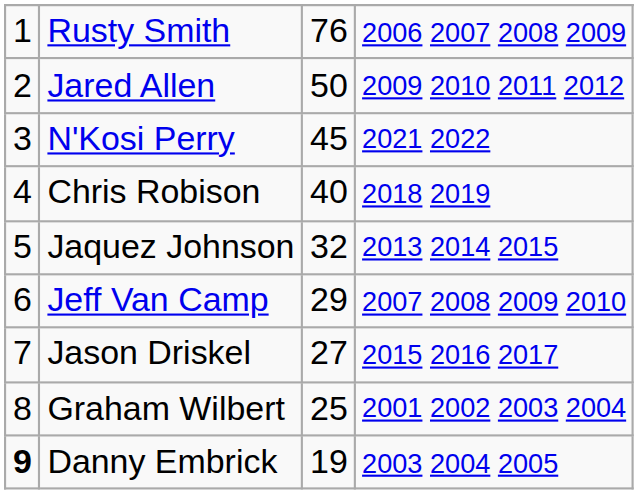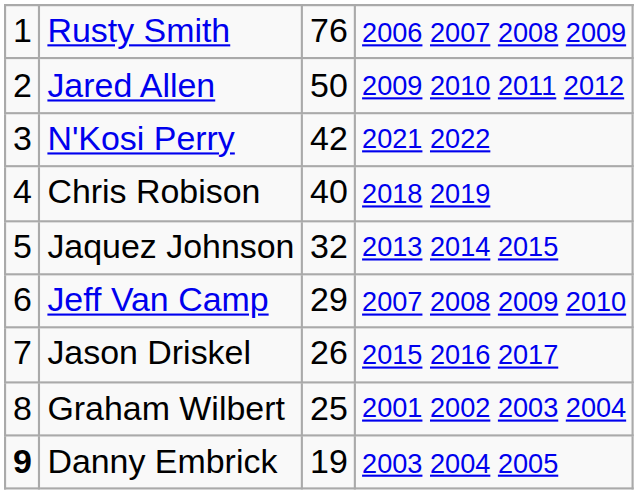(329, 138) 45 -> (329, 138) 42
(329, 354) 27 -> (329, 354) 26
